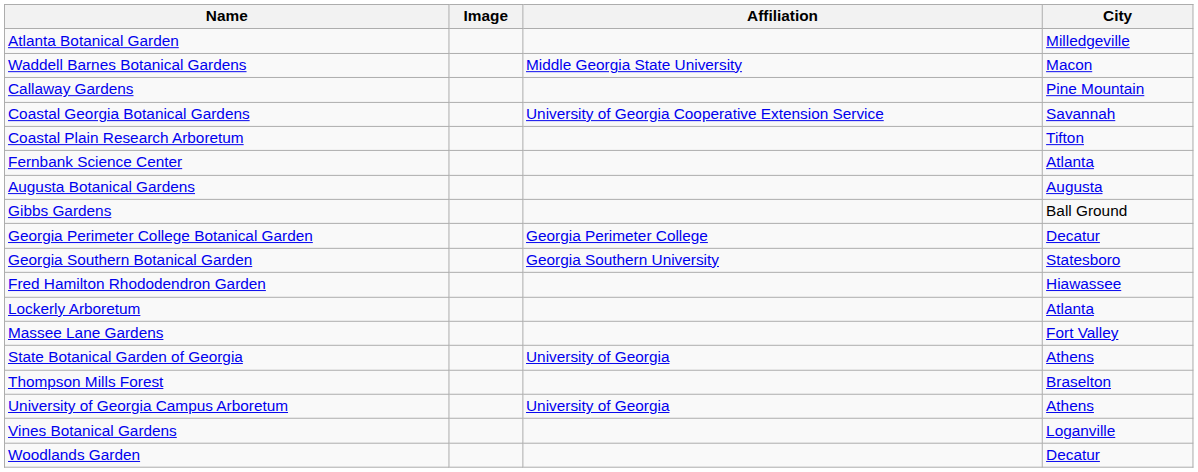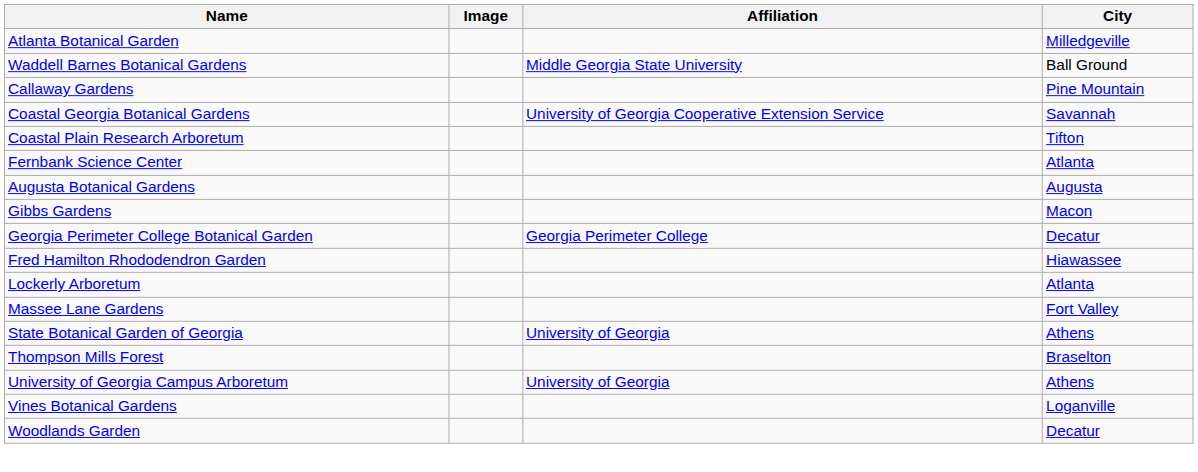(1069, 65) Macon -> (1087, 65) Ball Ground
(1087, 211) Ball Ground -> (1069, 211) Macon
- row: (130, 260)
